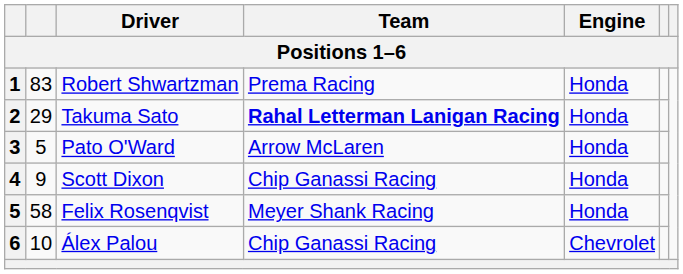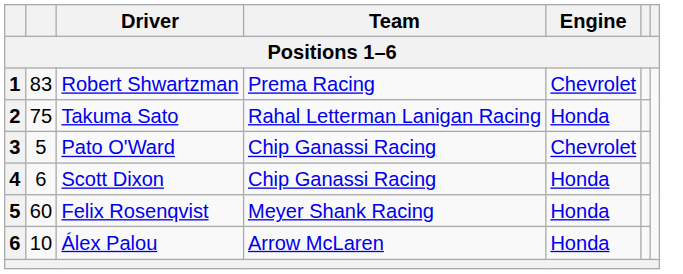(599, 84) Honda -> (593, 84) Chevrolet
(41, 116) 29 -> (41, 116) 75
(404, 116) bold -> (394, 116) normal
(316, 148) Arrow McLaren -> (342, 148) Chip Ganassi Racing
(599, 148) Honda -> (593, 148) Chevrolet
(41, 180) 9 -> (41, 180) 6
(41, 211) 58 -> (41, 211) 60
(342, 243) Chip Ganassi Racing -> (316, 243) Arrow McLaren
(612, 243) Chevrolet -> (580, 243) Honda
